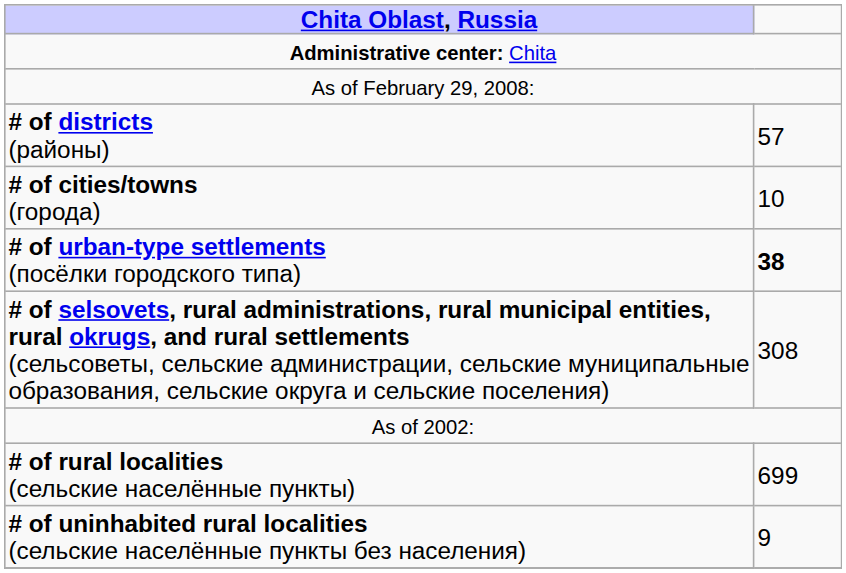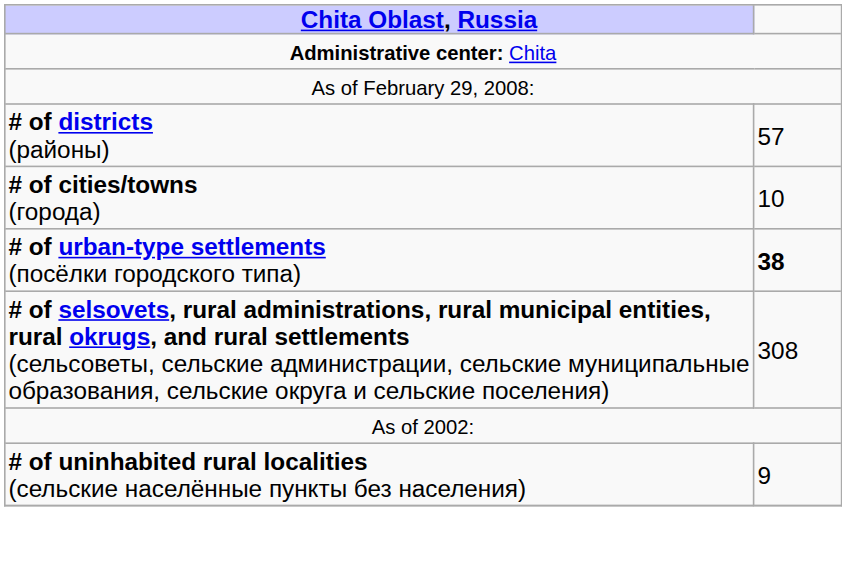- row: (182, 474)
